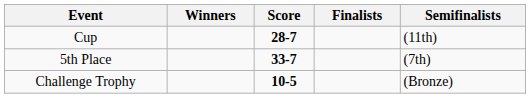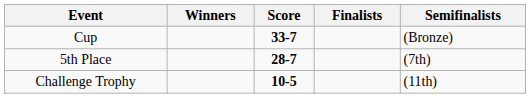(284, 37) 28-7 -> (284, 37) 33-7
(420, 37) (11th) -> (428, 37) (Bronze)
(284, 59) 33-7 -> (284, 59) 28-7
(428, 81) (Bronze) -> (420, 81) (11th)
